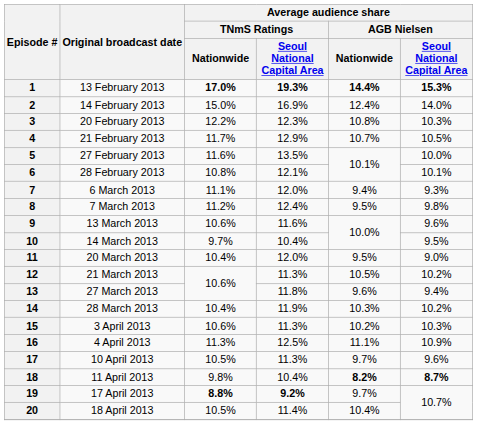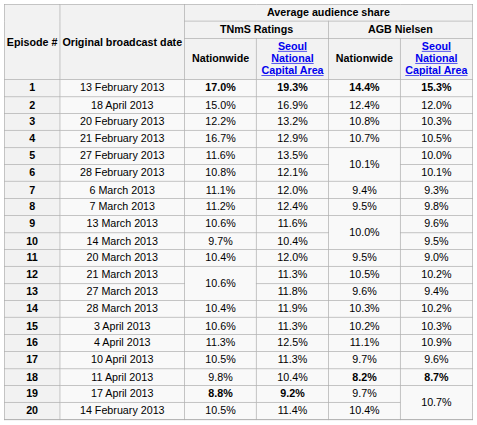(122, 105) 14 February 2013 -> (122, 105) 18 April 2013
(436, 105) 14.0% -> (436, 105) 12.0%
(293, 122) 12.3% -> (293, 122) 13.2%
(221, 139) 11.7% -> (221, 139) 16.7%
(122, 411) 18 April 2013 -> (122, 411) 14 February 2013
